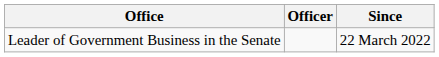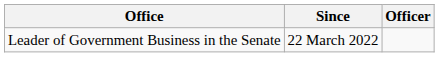columns swapped: (310, 16) <-> (385, 16)
